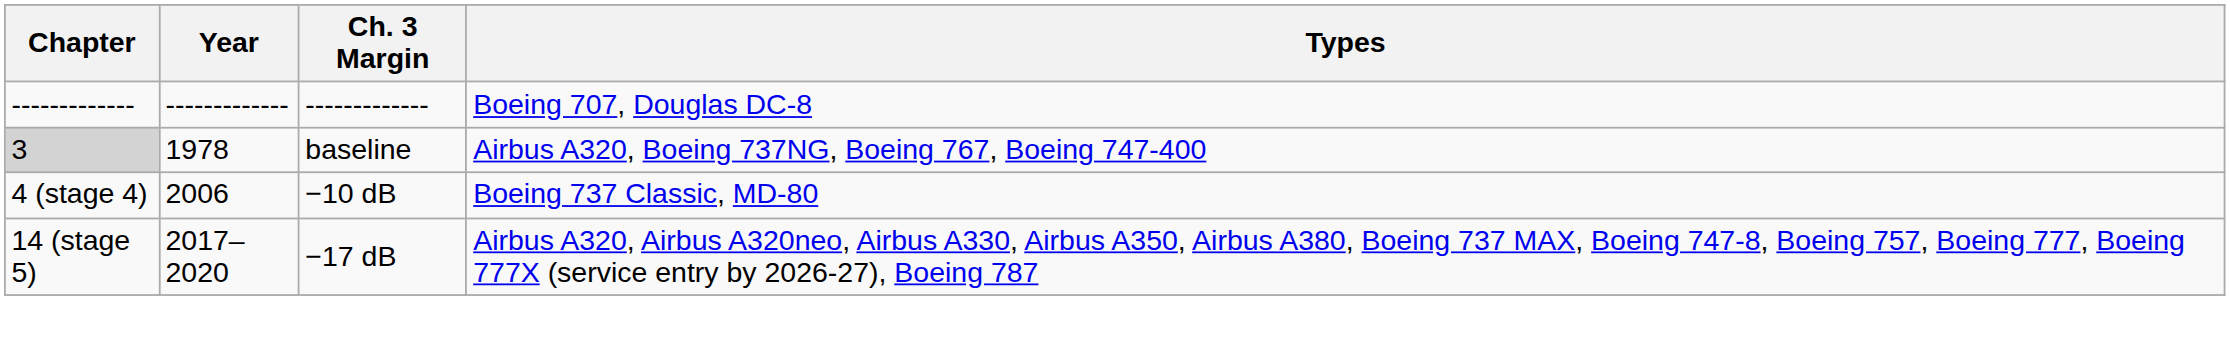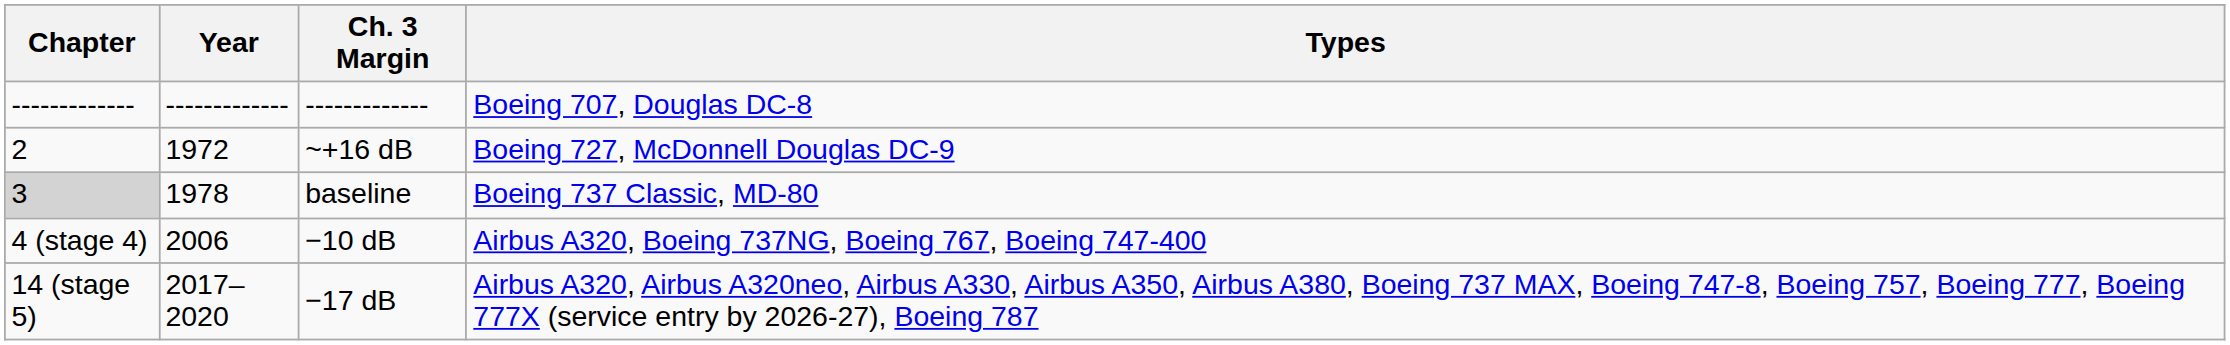+ row: (359, 149)
(840, 149) Airbus A320, Boeing 737NG, Boeing 767, Boeing 747-400 -> (646, 194) Boeing 737 Classic, MD-80
(646, 194) Boeing 737 Classic, MD-80 -> (840, 239) Airbus A320, Boeing 737NG, Boeing 767, Boeing 747-400
